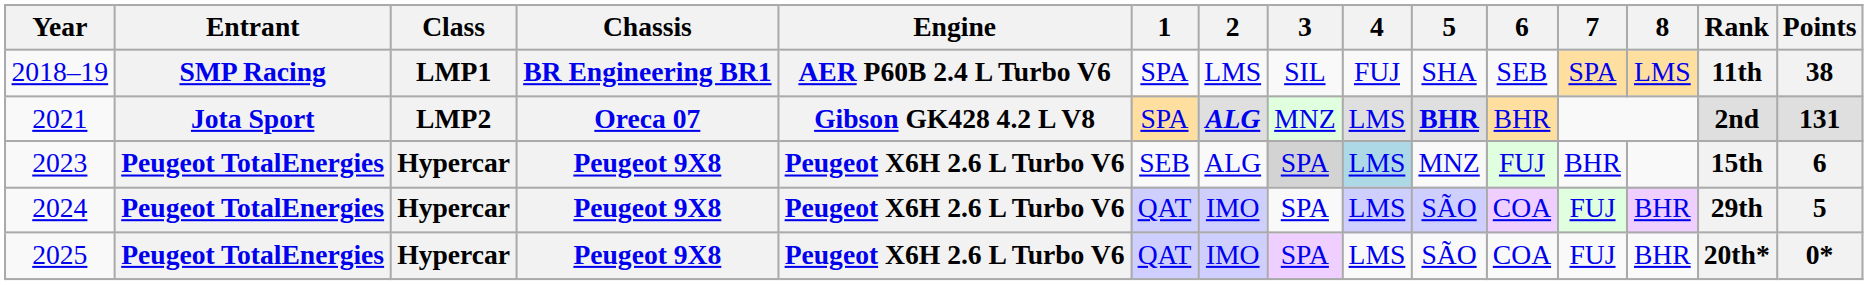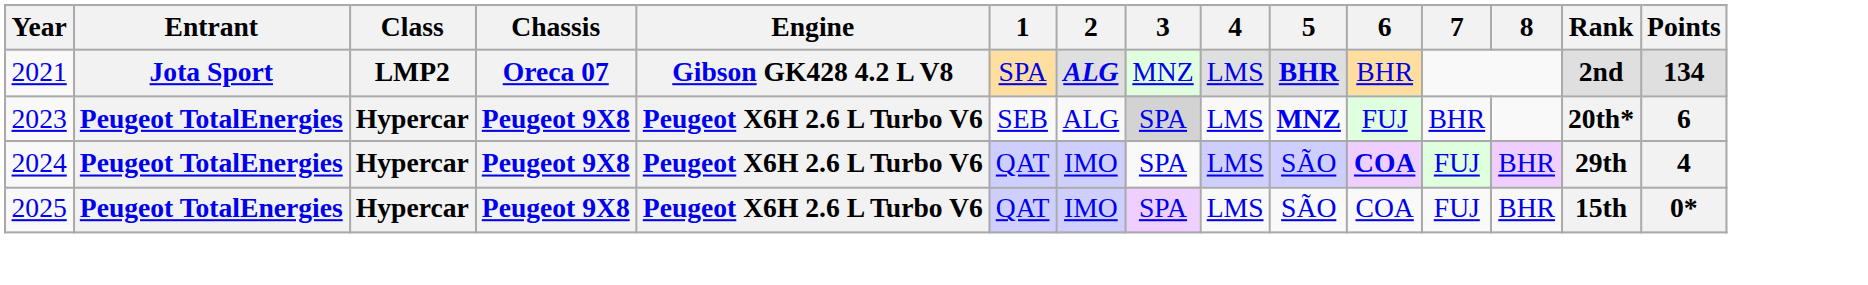- row: (60, 72)
(1820, 117) 131 -> (1684, 72) 134
(1377, 163) lightblue background -> (1235, 117) no background
(1449, 163) normal -> (1309, 117) bold
(1737, 163) 15th -> (1601, 117) 20th*
(1522, 209) normal -> (1385, 163) bold
(1820, 209) 5 -> (1684, 163) 4
(1737, 254) 20th* -> (1601, 209) 15th
